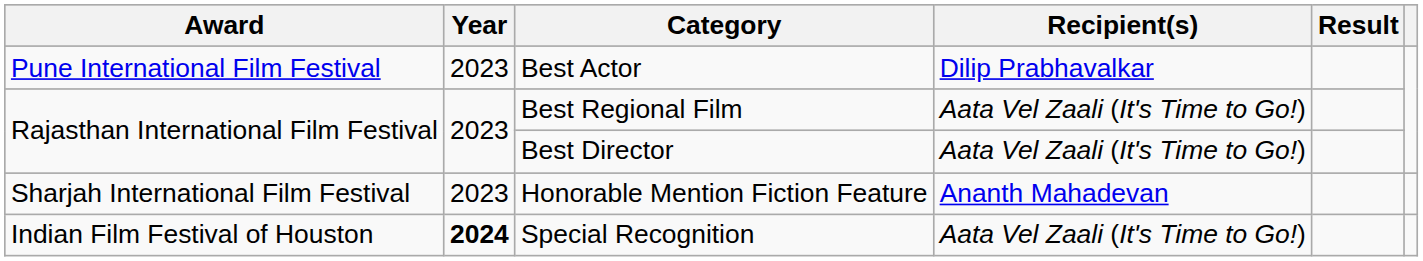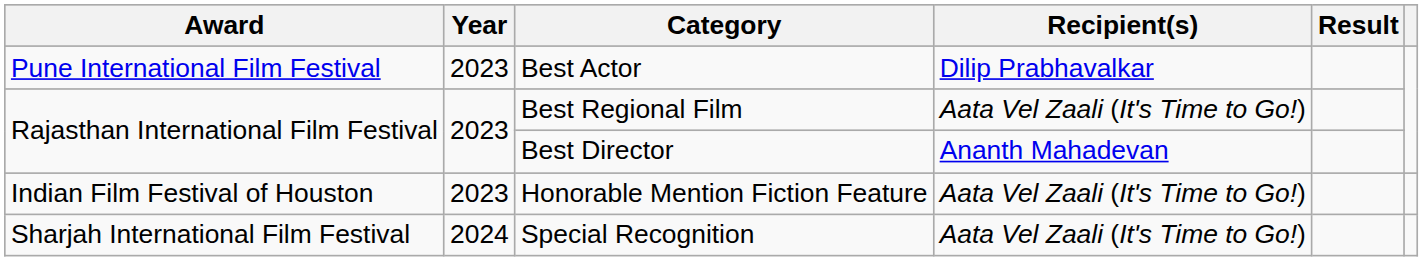(1123, 151) Aata Vel Zaali (It's Time to Go!) -> (1054, 151) Ananth Mahadevan
(210, 192) Sharjah International Film Festival -> (192, 192) Indian Film Festival of Houston
(1054, 192) Ananth Mahadevan -> (1123, 192) Aata Vel Zaali (It's Time to Go!)
(192, 234) Indian Film Festival of Houston -> (210, 234) Sharjah International Film Festival
(479, 234) bold -> (479, 234) normal
